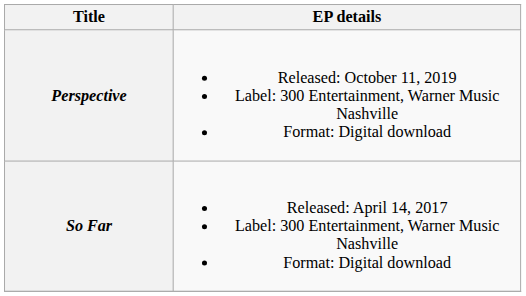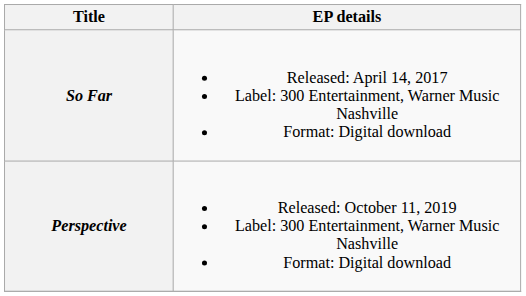rows swapped: (89, 226) <-> (89, 95)
